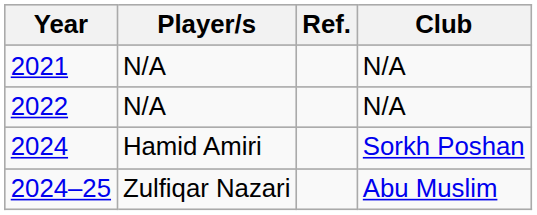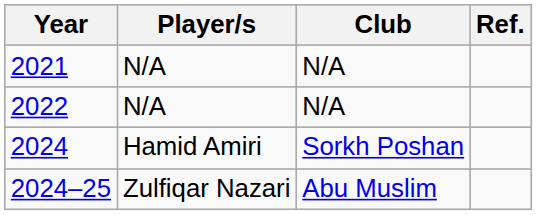columns swapped: (444, 24) <-> (327, 24)
